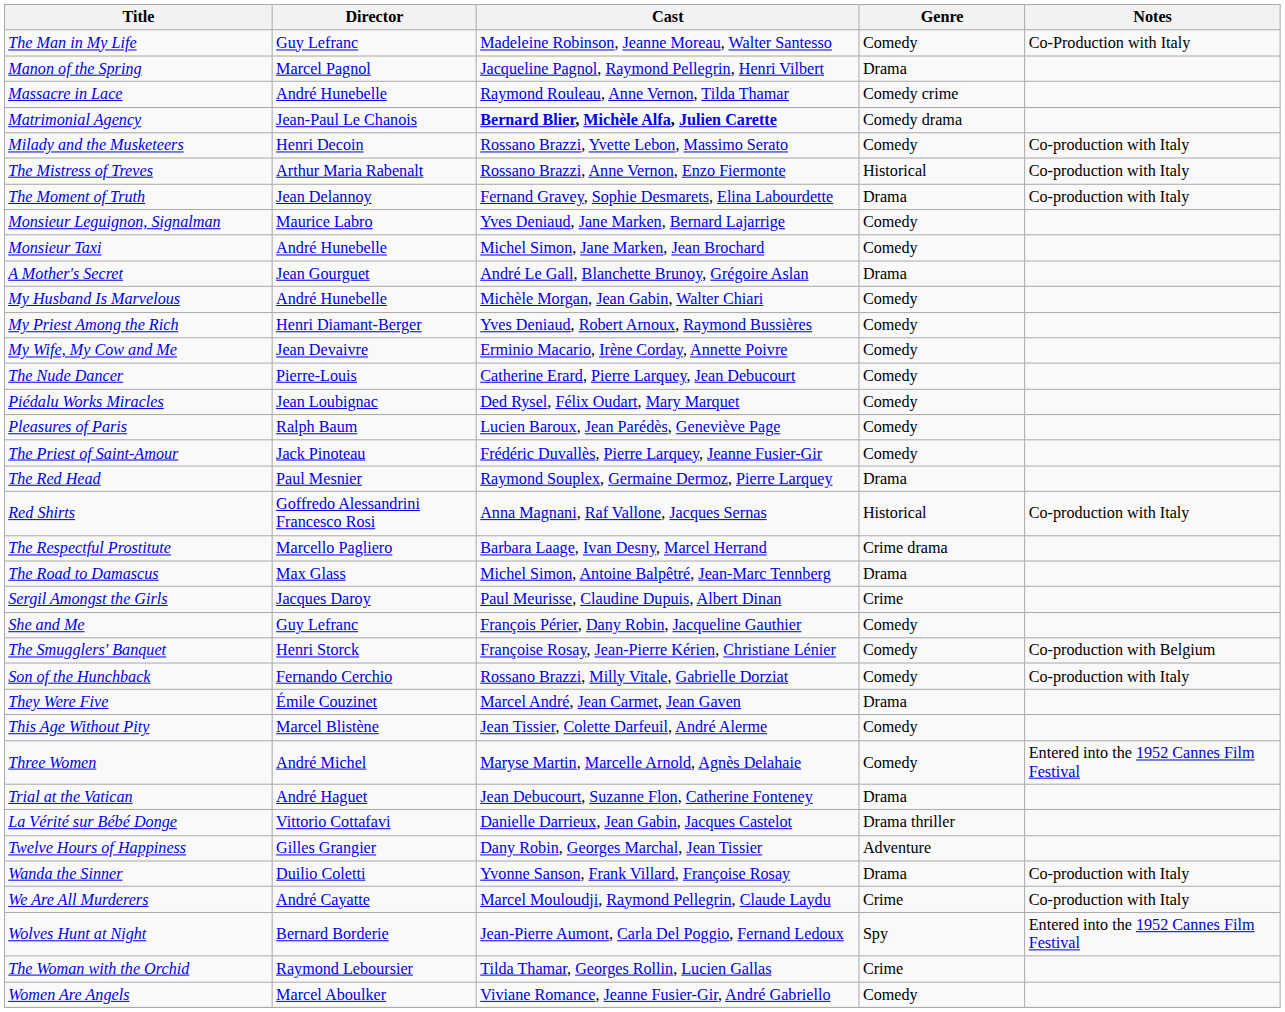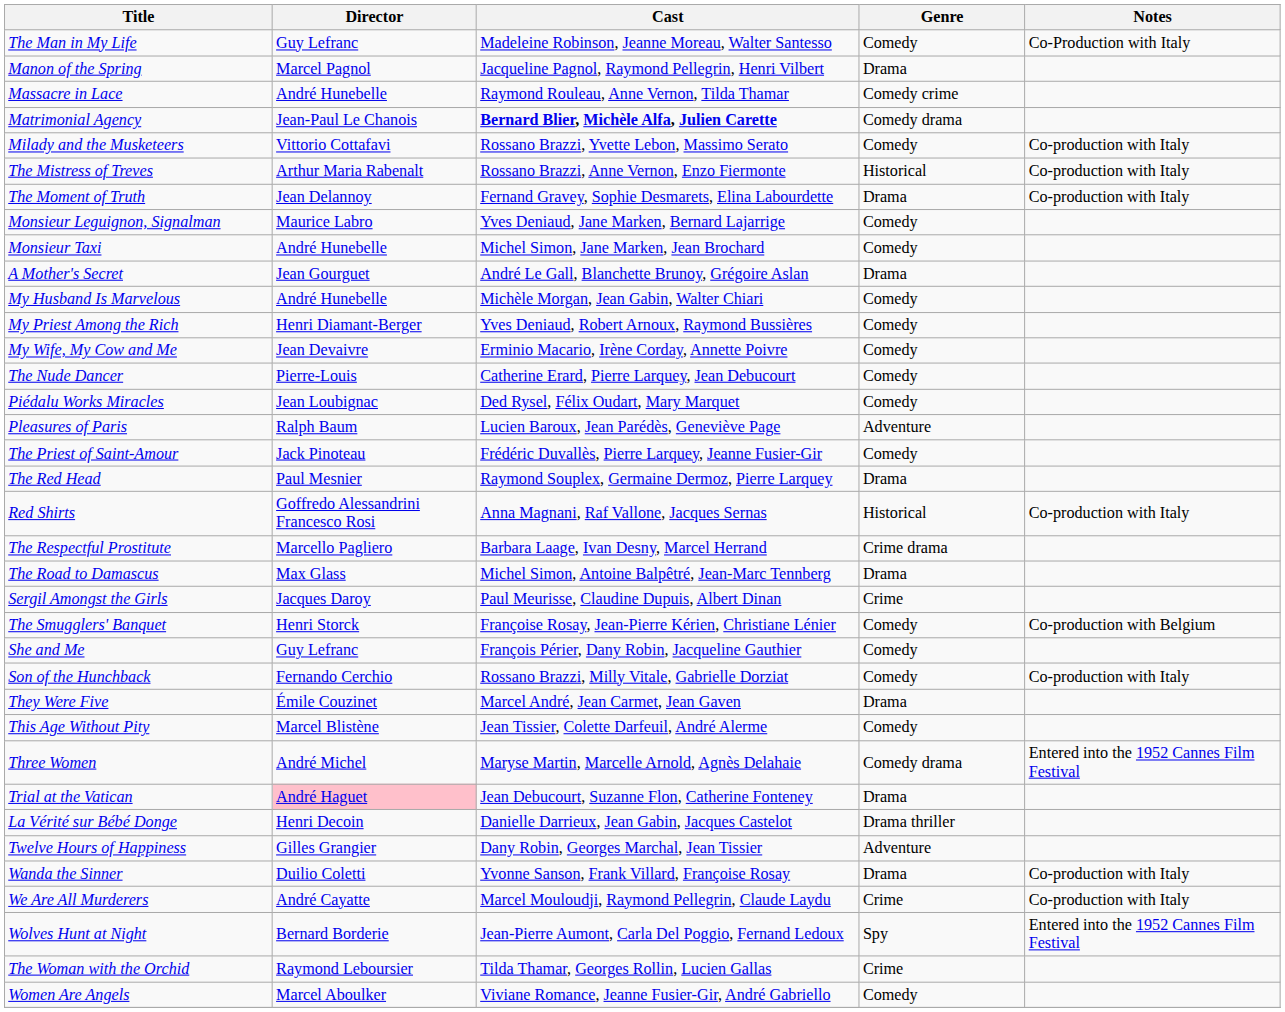(320, 145) Henri Decoin -> (333, 145) Vittorio Cottafavi
(890, 427) Comedy -> (897, 427) Adventure
rows swapped: (46, 624) <-> (87, 650)
(890, 762) Comedy -> (912, 762) Comedy drama
(322, 796) no background -> (322, 796) pink background
(333, 822) Vittorio Cottafavi -> (320, 822) Henri Decoin
